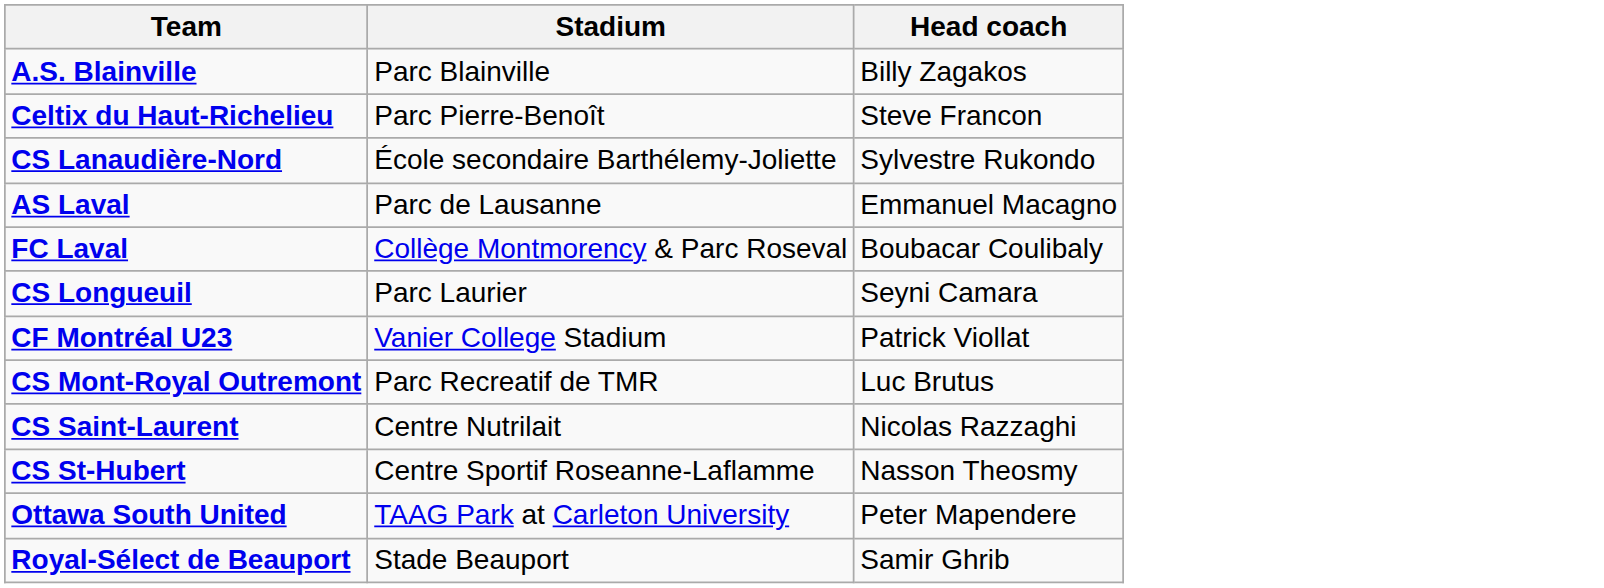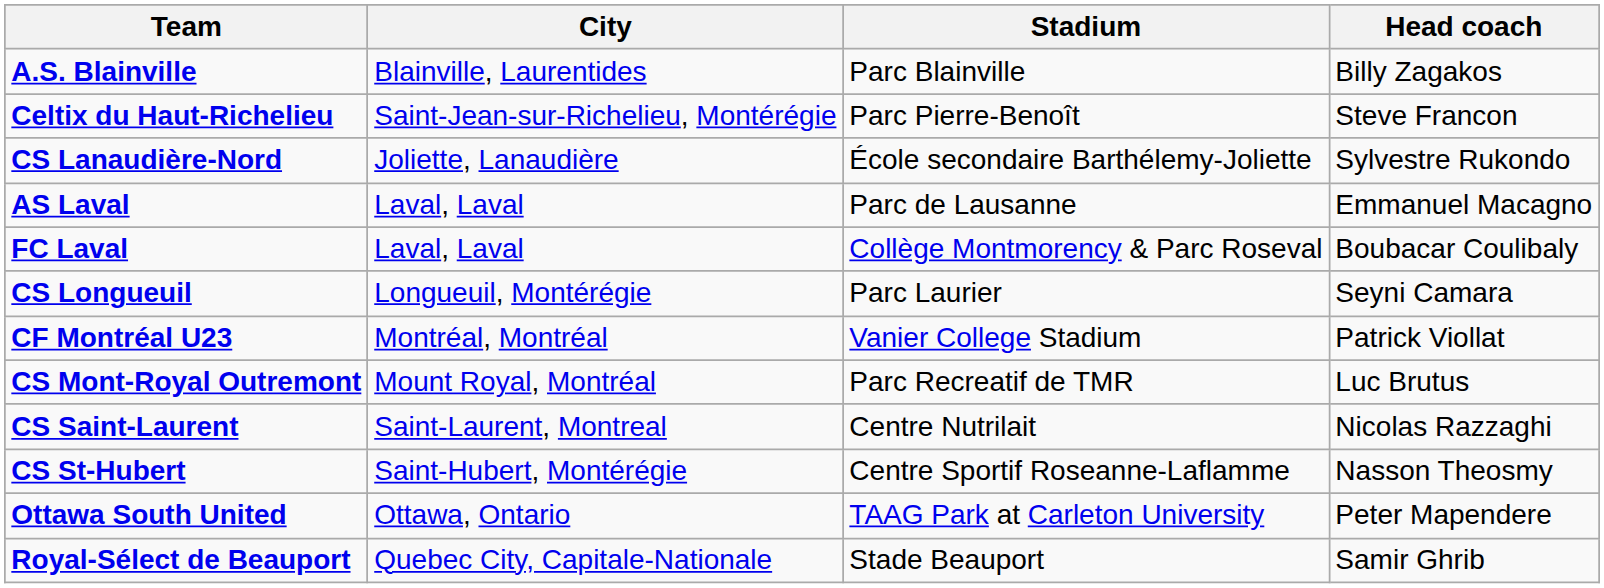+ column: (605, 26)
